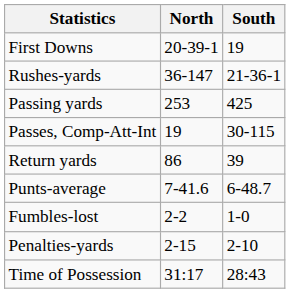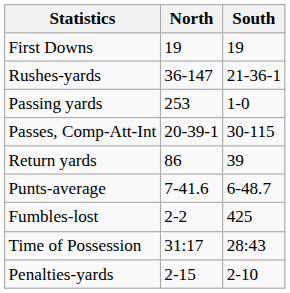(191, 47) 20-39-1 -> (173, 47) 19
(240, 103) 425 -> (238, 103) 1-0
(173, 132) 19 -> (191, 132) 20-39-1
(238, 217) 1-0 -> (240, 217) 425
rows swapped: (61, 245) <-> (75, 273)
